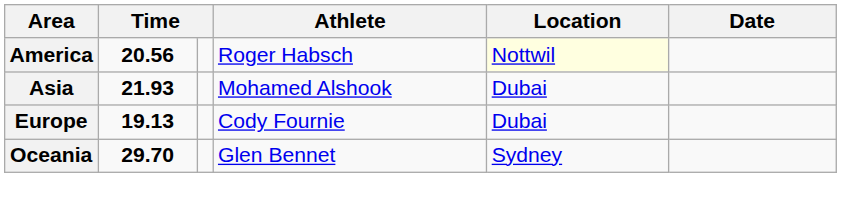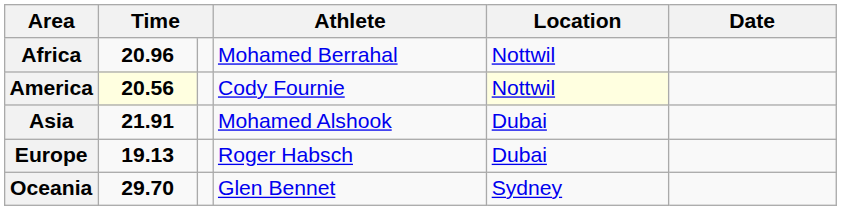+ row: (51, 54)
(148, 54) no background -> (148, 88) lightyellow background
(285, 54) Roger Habsch -> (281, 88) Cody Fournie
(148, 88) 21.93 -> (148, 121) 21.91
(281, 121) Cody Fournie -> (285, 155) Roger Habsch
